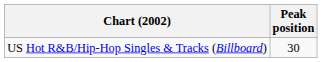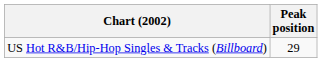(293, 47) 30 -> (293, 47) 29
